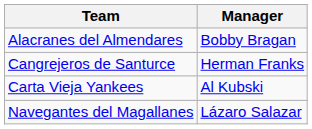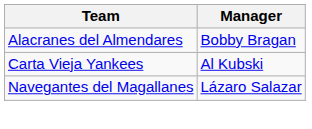- row: (92, 64)
